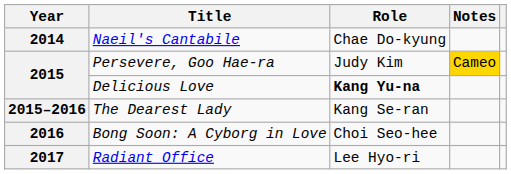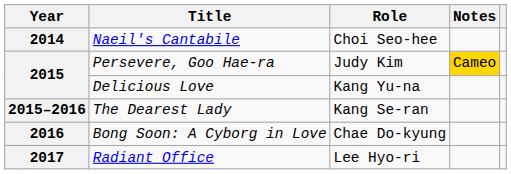(390, 40) Chae Do-kyung -> (385, 40) Choi Seo-hee
(377, 87) bold -> (377, 87) normal
(385, 134) Choi Seo-hee -> (390, 134) Chae Do-kyung
